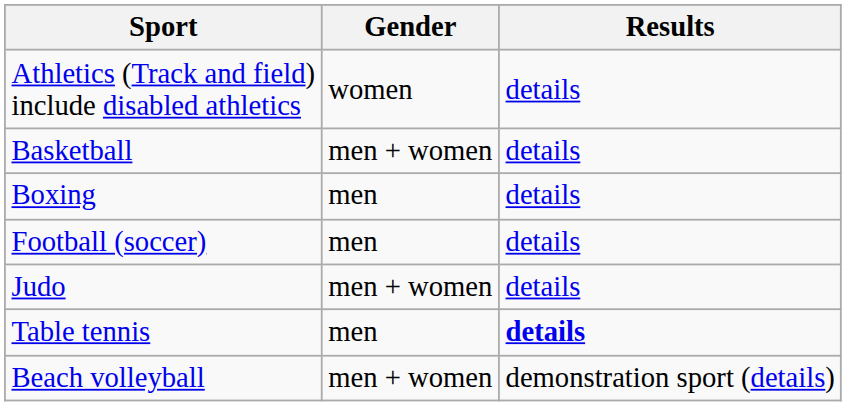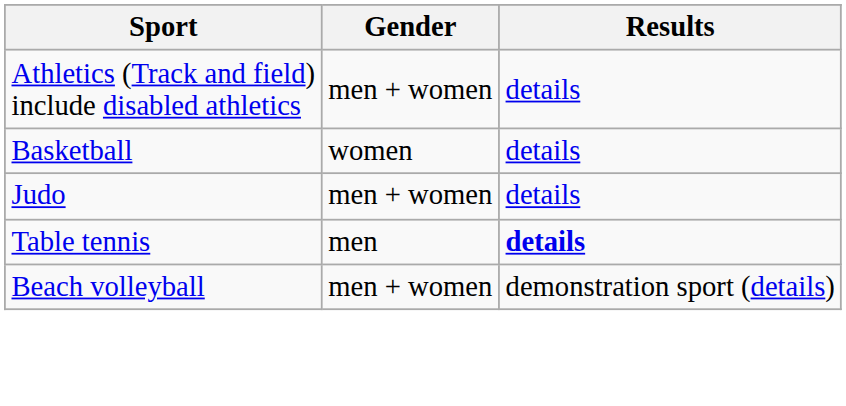(370, 88) women -> (410, 88) men + women
(410, 150) men + women -> (370, 150) women
- row: (54, 195)
- row: (109, 241)
